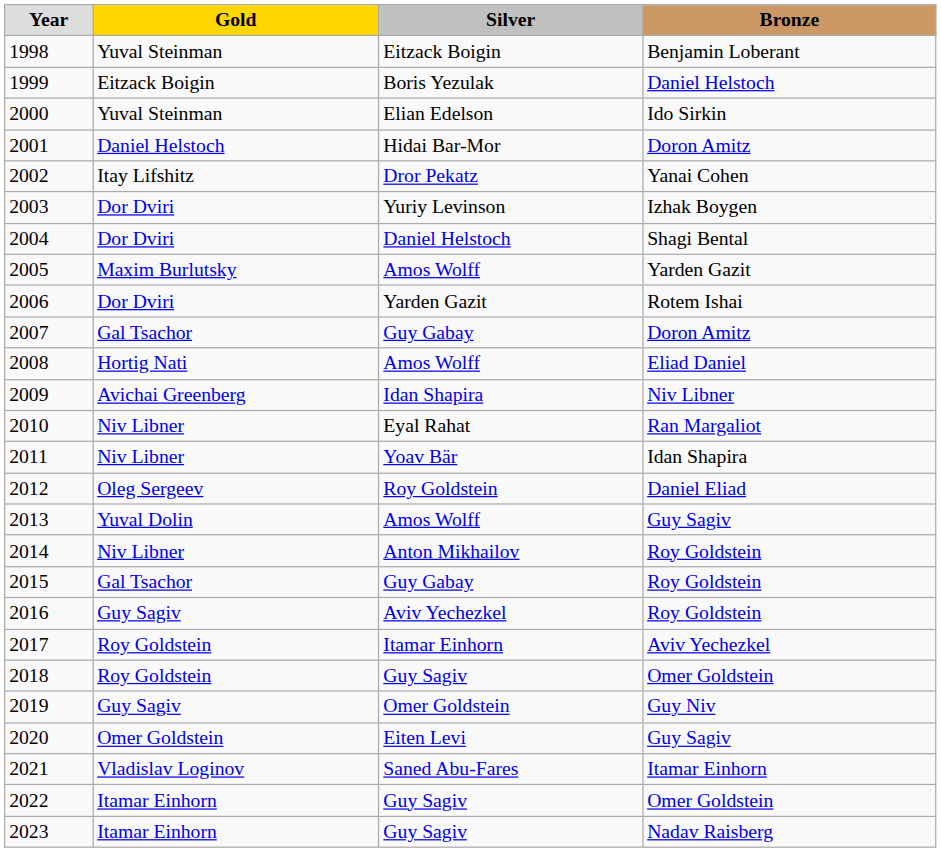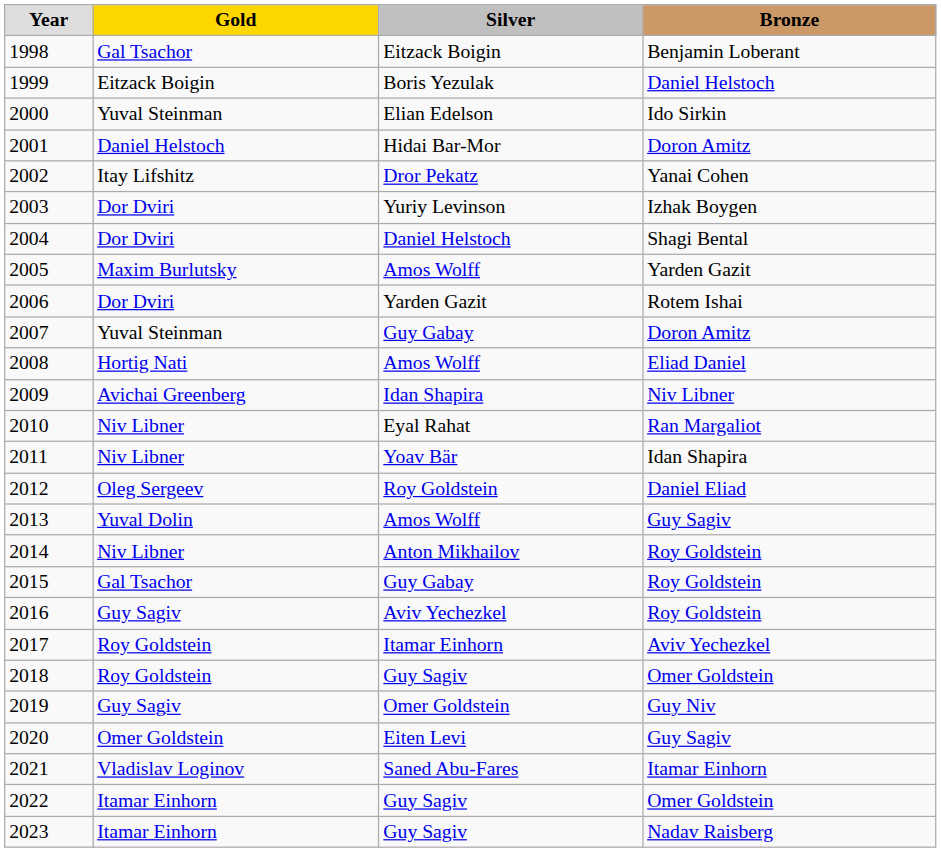(160, 51) Yuval Steinman -> (145, 51) Gal Tsachor
(145, 332) Gal Tsachor -> (160, 332) Yuval Steinman
